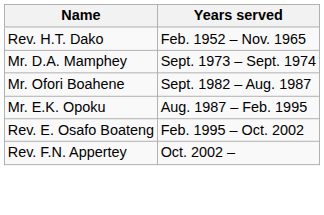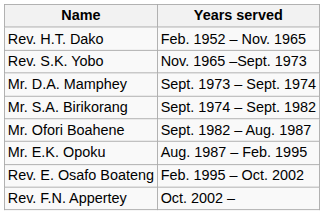+ row: (56, 61)
+ row: (68, 107)
